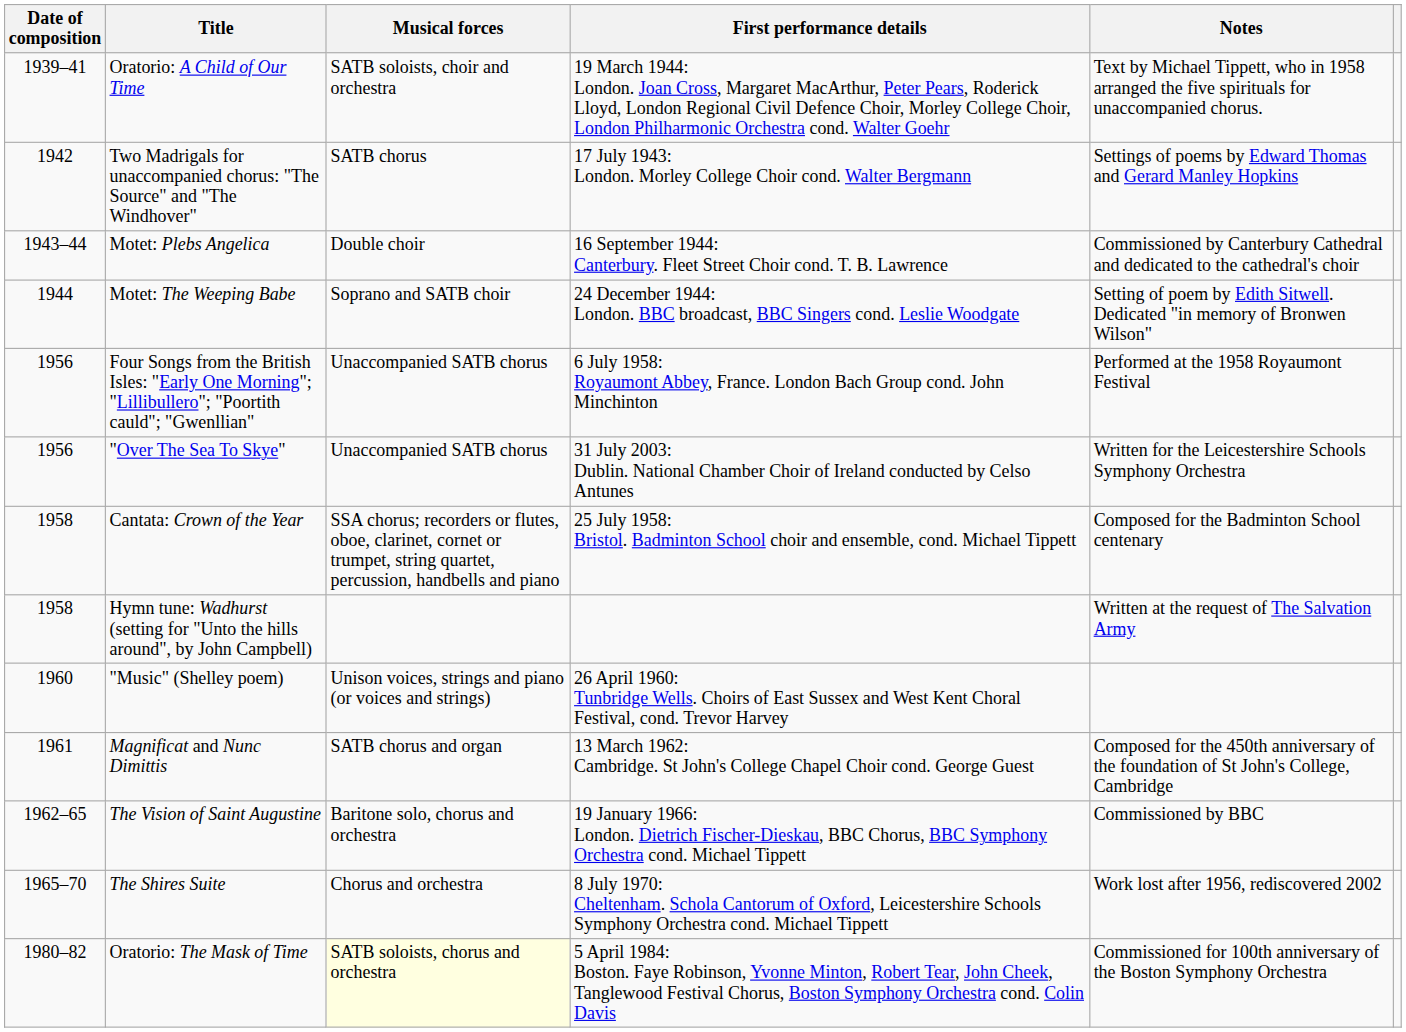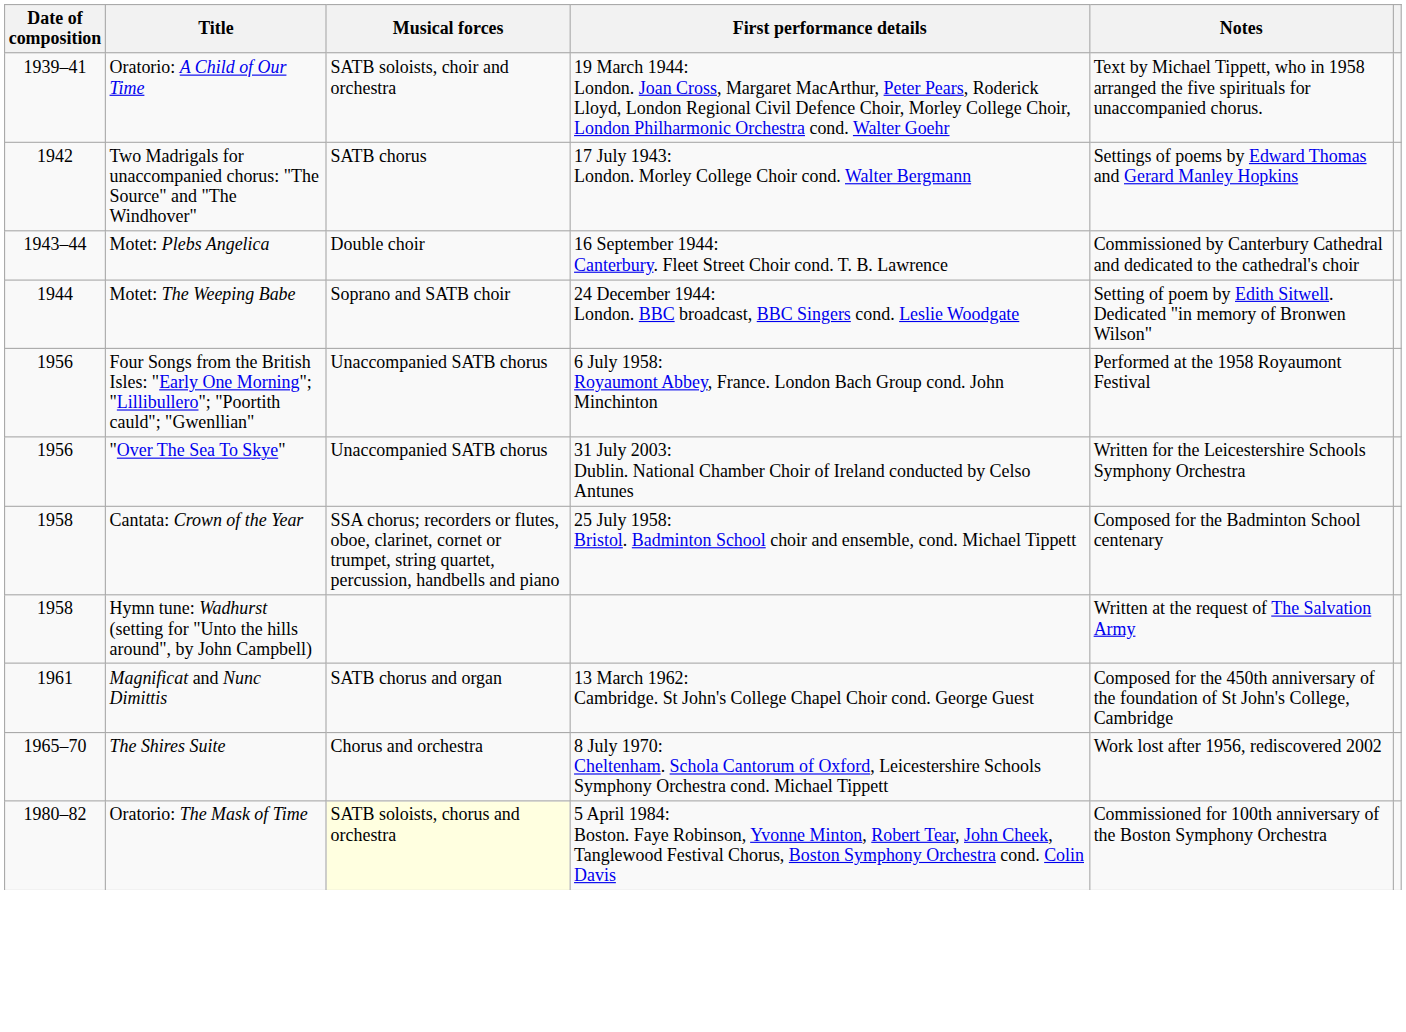- row: (196, 677)
- row: (215, 815)
